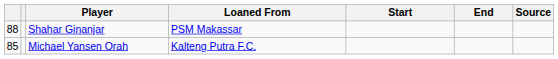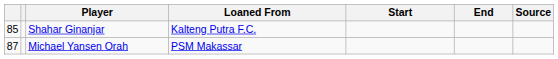(13, 29) 88 -> (13, 29) 85
(207, 29) PSM Makassar -> (214, 29) Kalteng Putra F.C.
(13, 46) 85 -> (13, 46) 87
(214, 46) Kalteng Putra F.C. -> (207, 46) PSM Makassar
